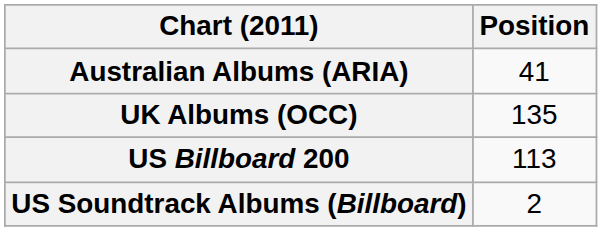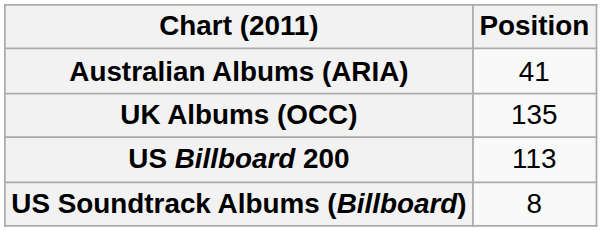(534, 203) 2 -> (534, 203) 8
